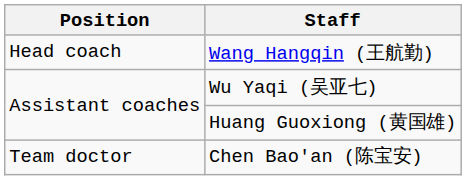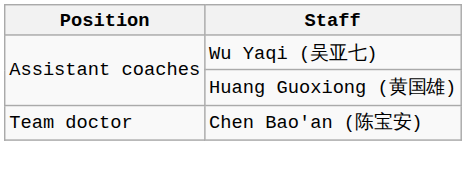- row: (321, 53)
